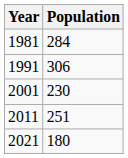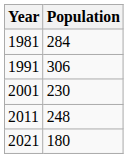(58, 116) 251 -> (58, 116) 248
